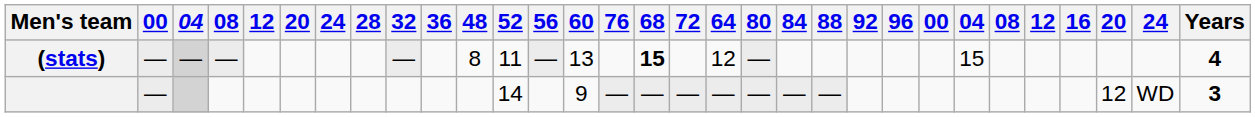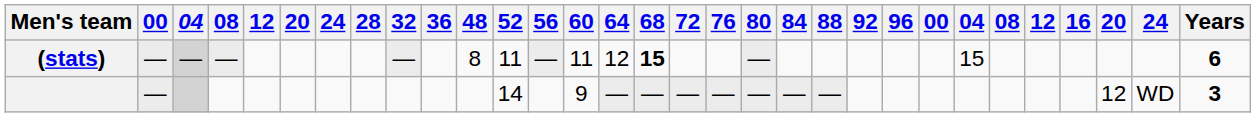columns swapped: (723, 22) <-> (617, 22)
(581, 58) 13 -> (581, 58) 11
(1215, 58) 4 -> (1215, 58) 6
